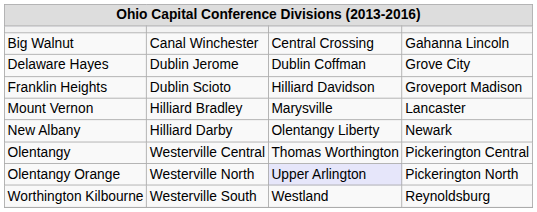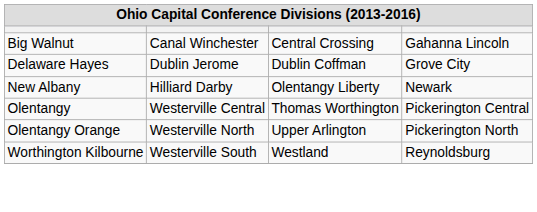- row: (57, 87)
- row: (50, 109)
(319, 174) lavender background -> (319, 130) no background
